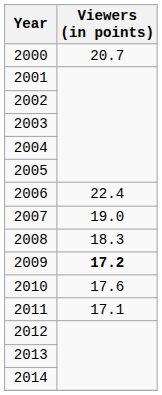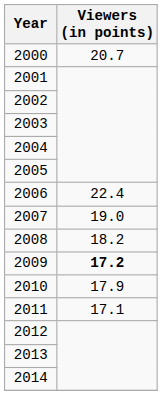(107, 240) 18.3 -> (107, 240) 18.2
(107, 286) 17.6 -> (107, 286) 17.9
